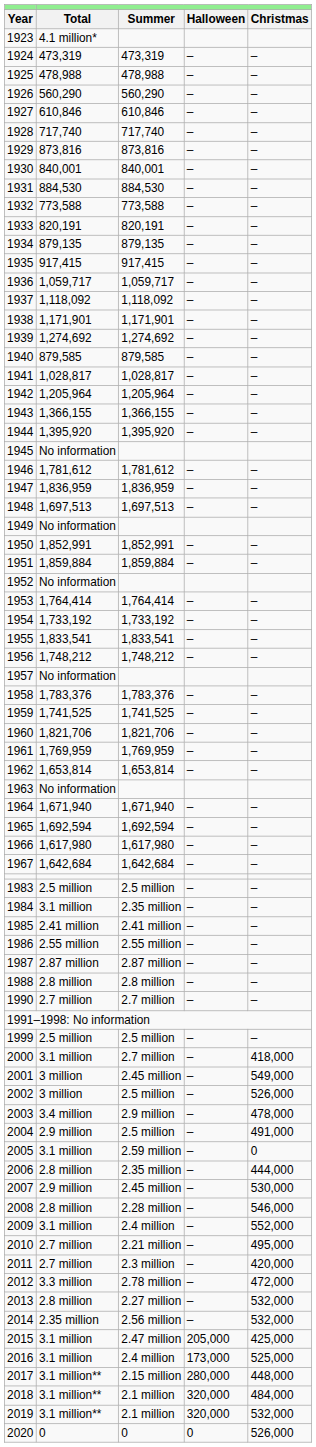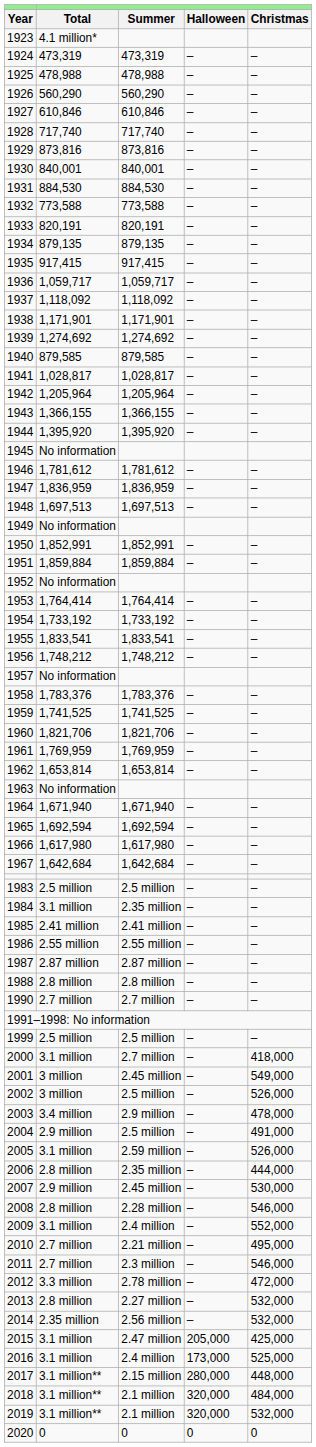(254, 1151) 0 -> (272, 1151) 526,000
(272, 1264) 420,000 -> (272, 1264) 546,000
(272, 1433) 526,000 -> (254, 1433) 0
